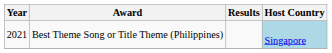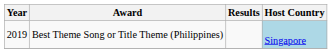(17, 34) 2021 -> (17, 34) 2019
